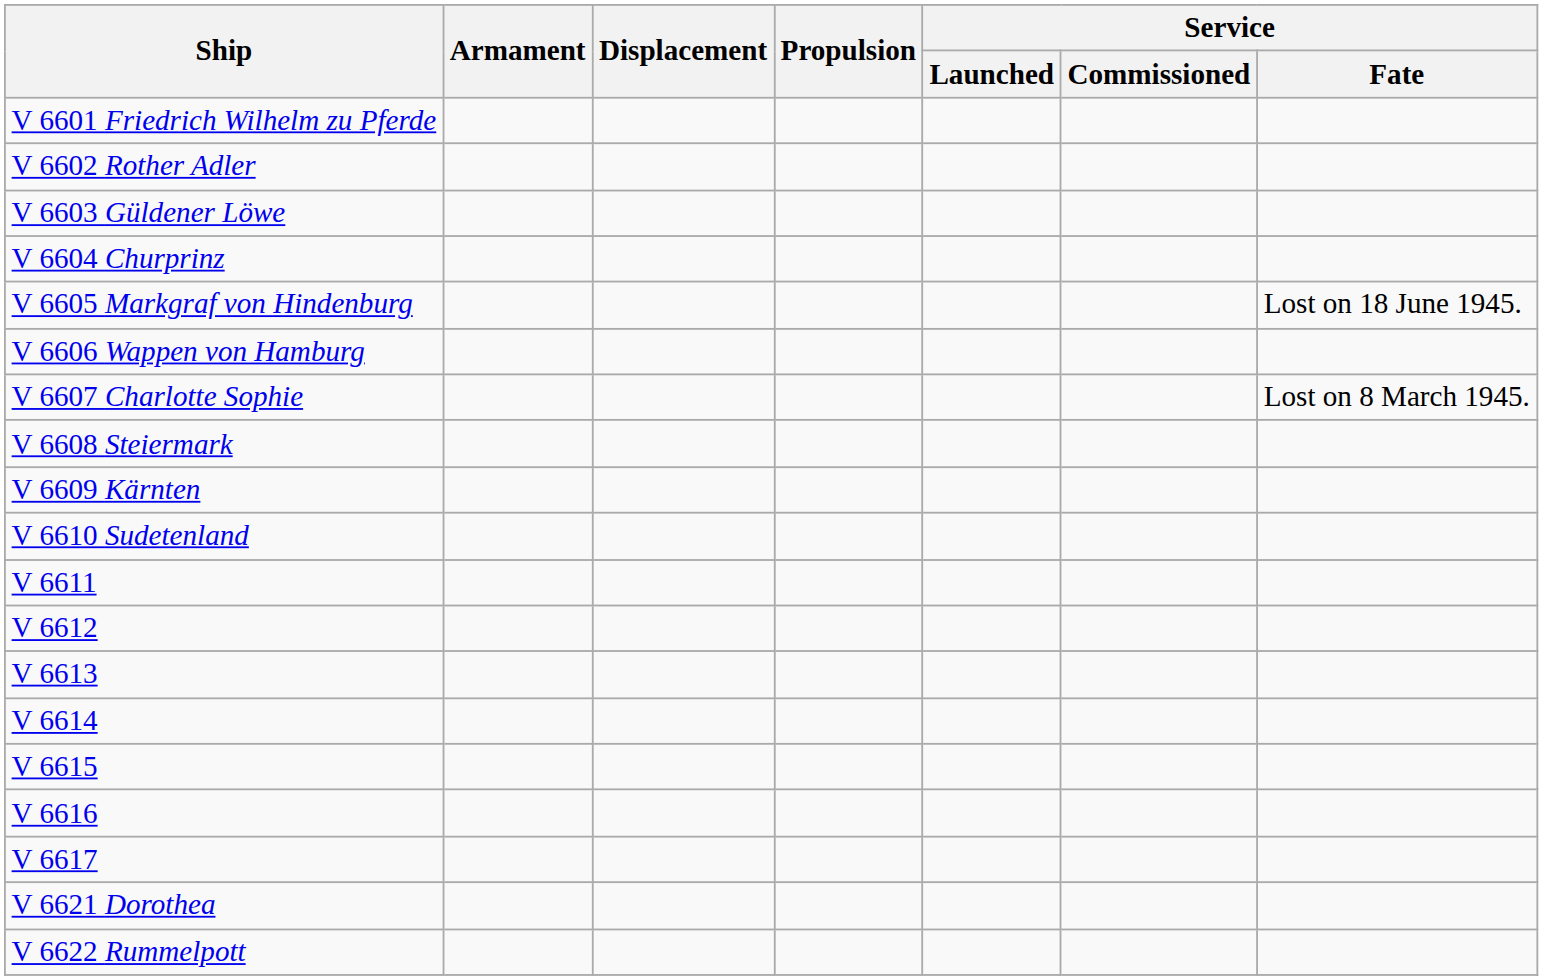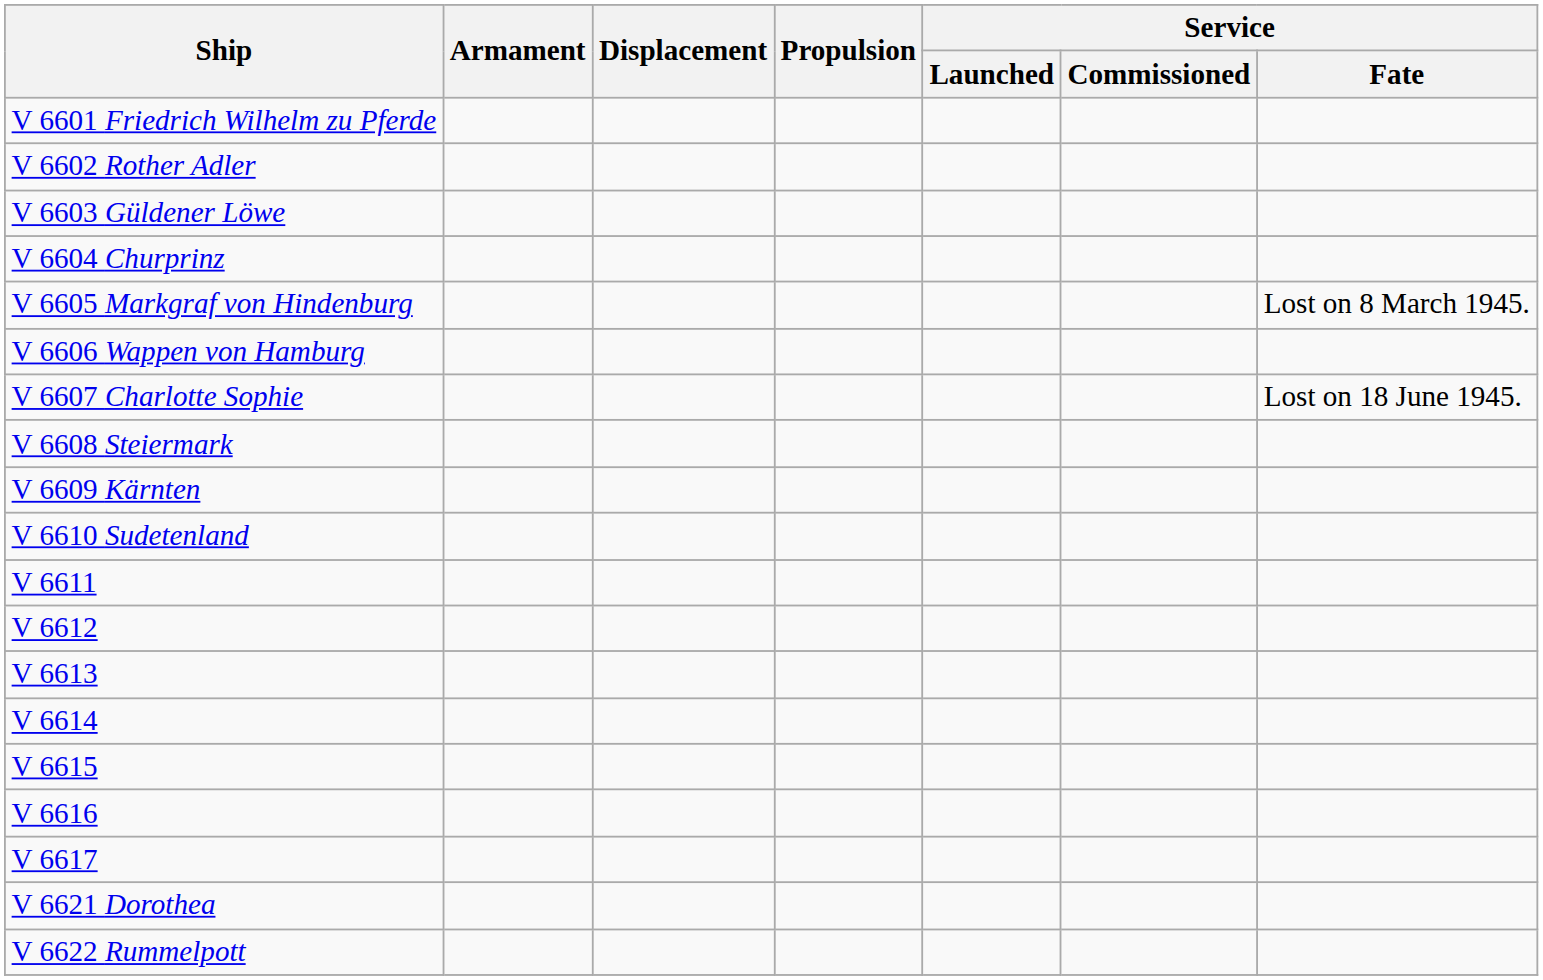(1393, 304) Lost on 18 June 1945. -> (1397, 304) Lost on 8 March 1945.
(1397, 397) Lost on 8 March 1945. -> (1393, 397) Lost on 18 June 1945.
